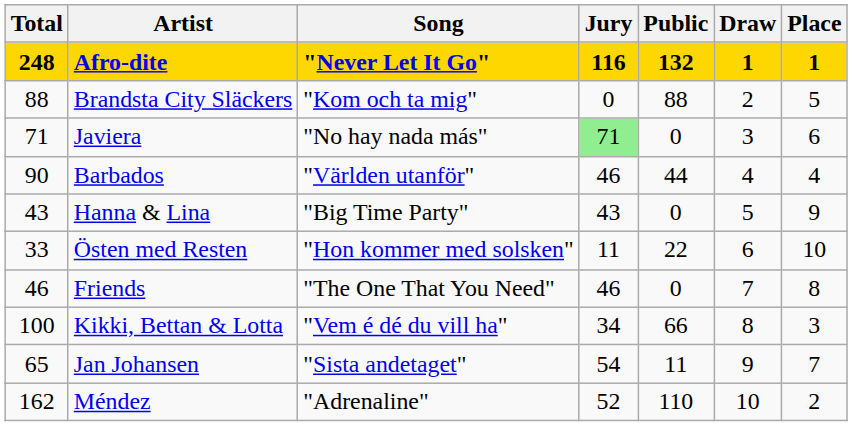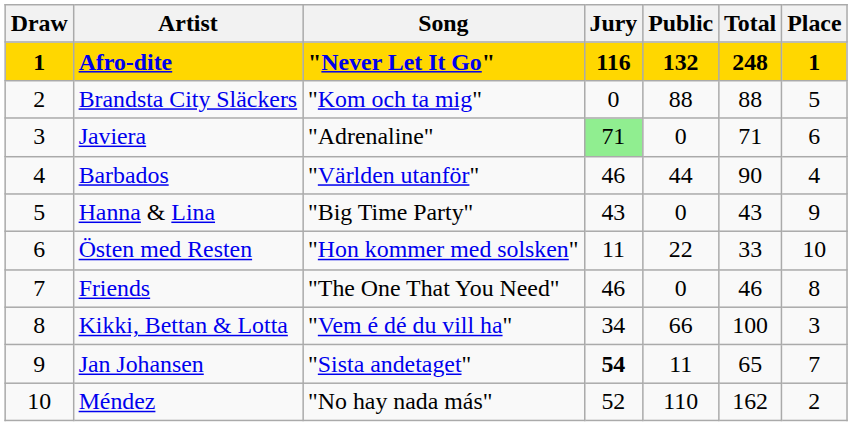columns swapped: (748, 23) <-> (37, 23)
(395, 136) "No hay nada más" -> (371, 136) "Adrenaline"
(609, 363) normal -> (613, 363) bold
(366, 401) "Adrenaline" -> (400, 401) "No hay nada más"
